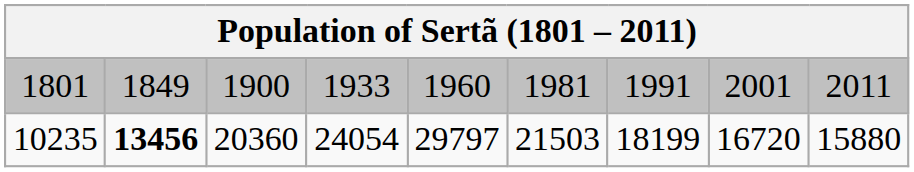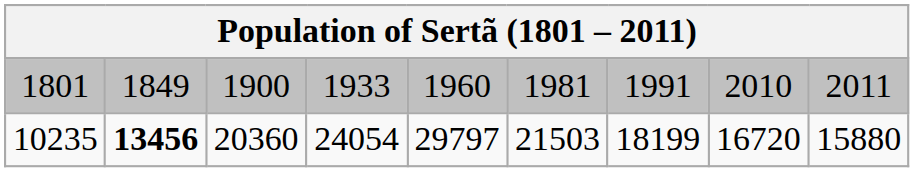(758, 85) 2001 -> (758, 85) 2010
